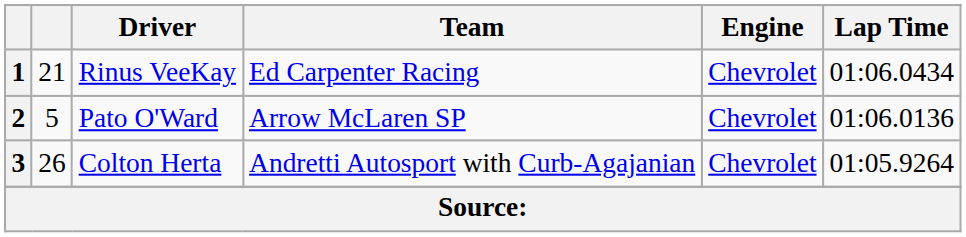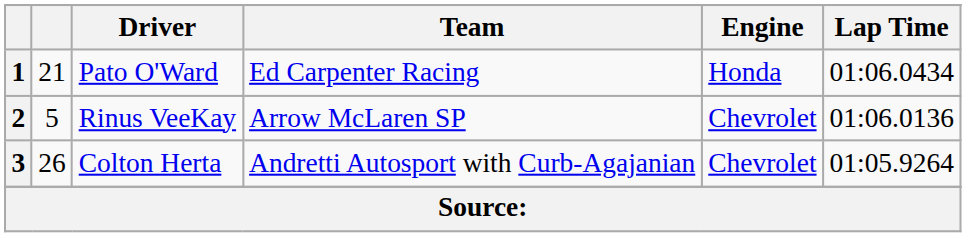(157, 72) Rinus VeeKay -> (148, 72) Pato O'Ward
(762, 72) Chevrolet -> (745, 72) Honda
(148, 117) Pato O'Ward -> (157, 117) Rinus VeeKay
